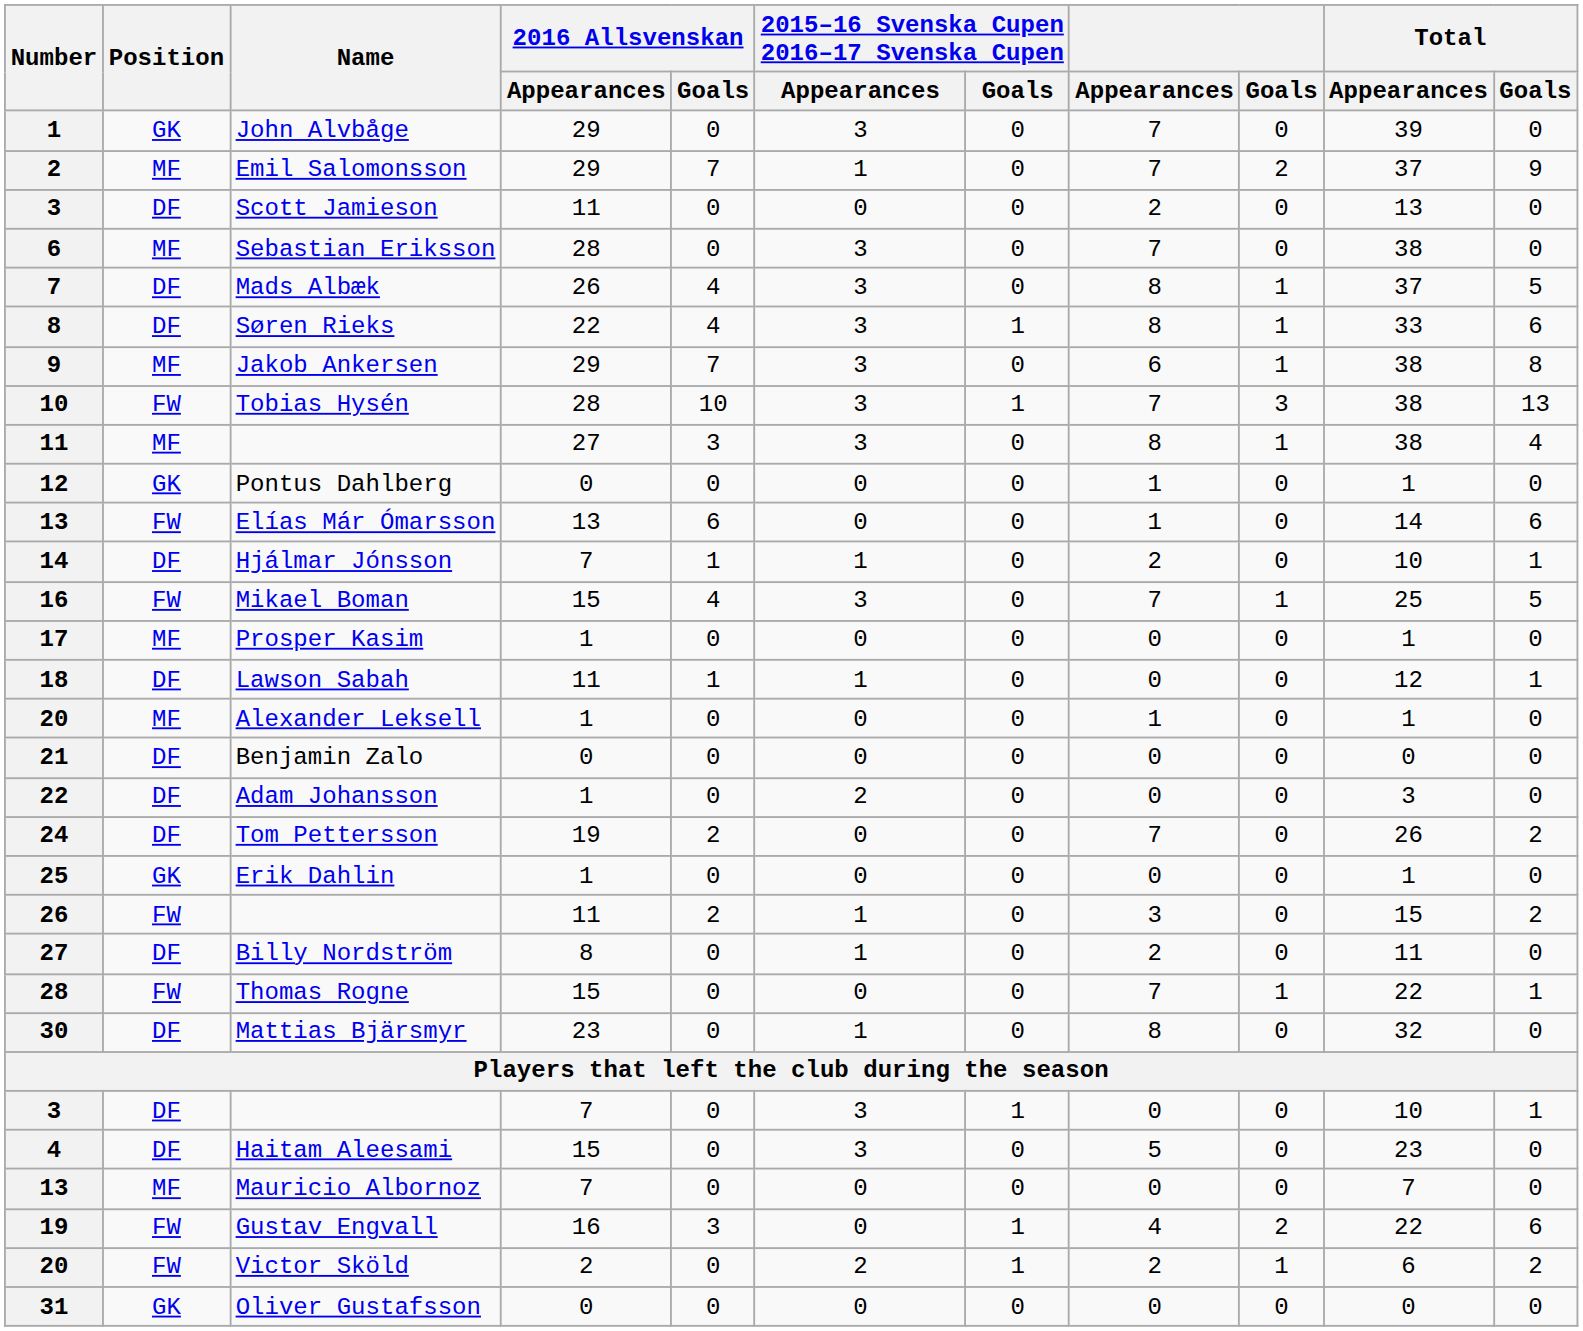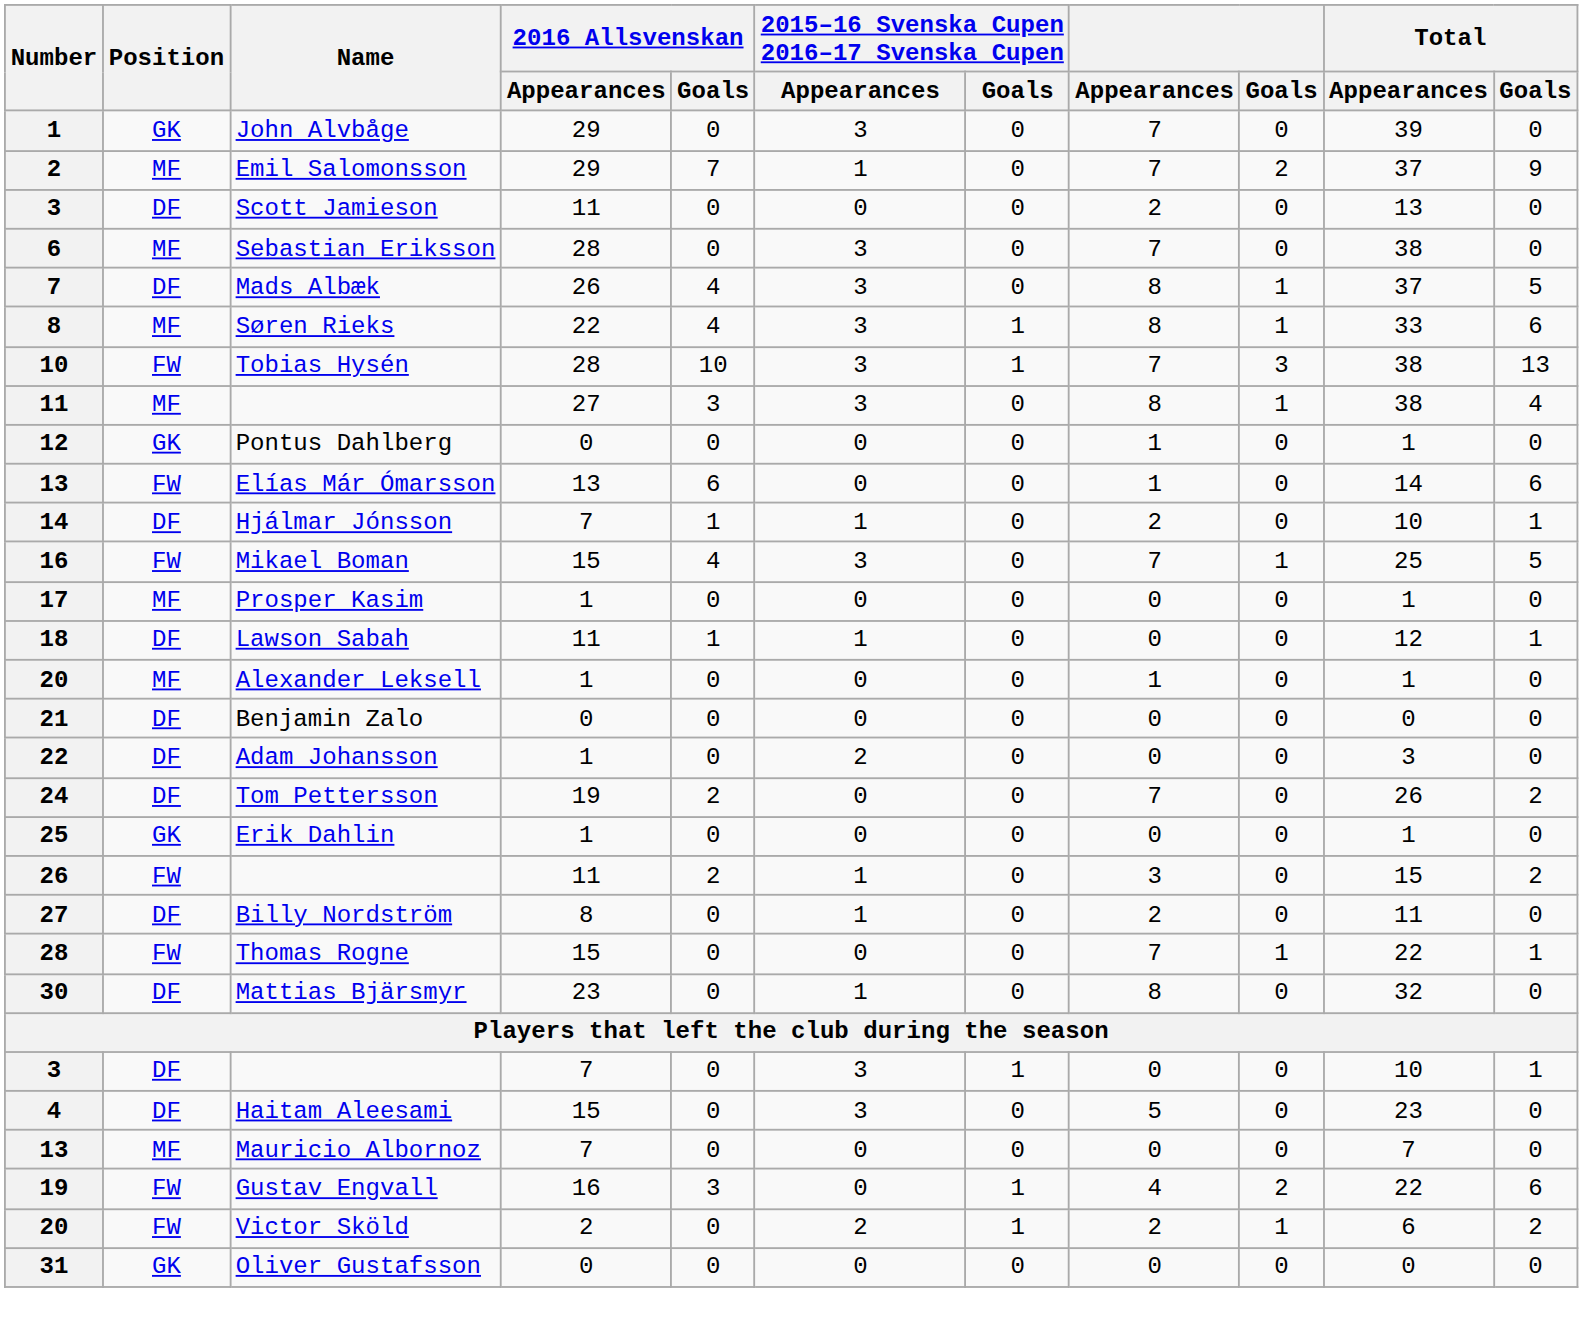(166, 327) DF -> (166, 327) MF
- row: (54, 366)
